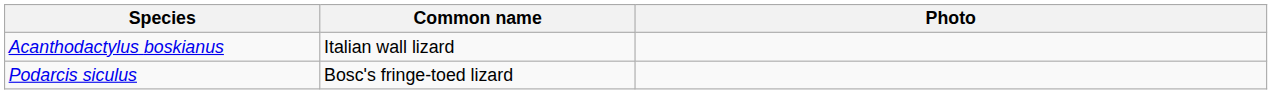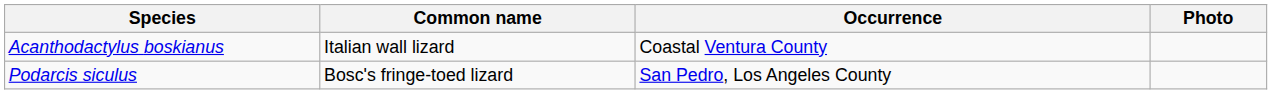+ column: (893, 18)
